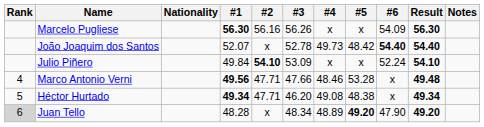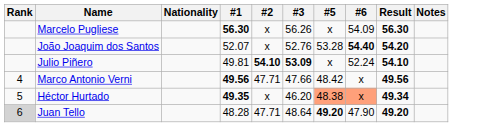- column: (330, 12)
(267, 29) 56.16 -> (267, 29) x
(299, 46) 52.78 -> (299, 46) 52.76
(361, 46) 48.42 -> (330, 46) 53.28
(427, 46) 54.40 -> (395, 46) 54.20
(236, 63) 49.84 -> (236, 63) 49.81
(299, 63) normal -> (299, 63) bold
(361, 79) 53.28 -> (330, 79) 48.42
(427, 79) 49.48 -> (395, 79) 49.56
(236, 96) 49.34 -> (236, 96) 49.35
(267, 96) 47.71 -> (267, 96) x
(361, 96) no background -> (330, 96) lightsalmon background
(392, 96) no background -> (361, 96) lightsalmon background
(267, 113) x -> (267, 113) 47.71
(299, 113) 48.34 -> (299, 113) 48.64
